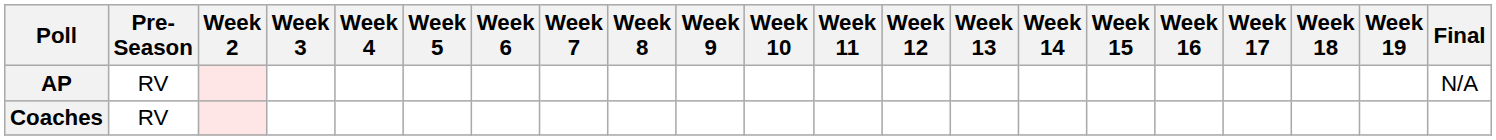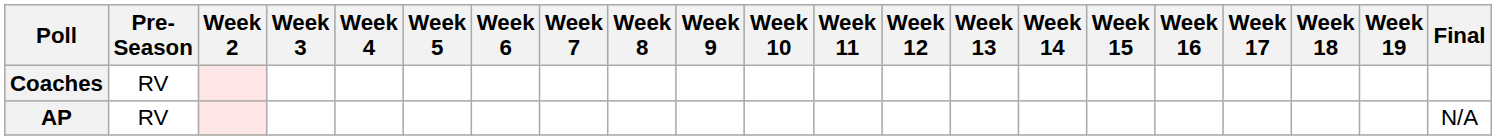rows swapped: (57, 83) <-> (57, 118)
